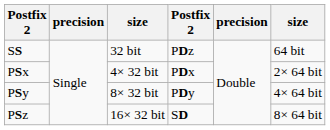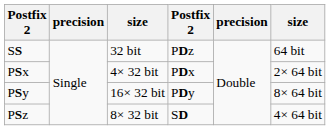(134, 93) 8× 32 bit -> (138, 93) 16× 32 bit
(298, 93) 4× 64 bit -> (298, 93) 8× 64 bit
(138, 114) 16× 32 bit -> (134, 114) 8× 32 bit
(298, 114) 8× 64 bit -> (298, 114) 4× 64 bit
